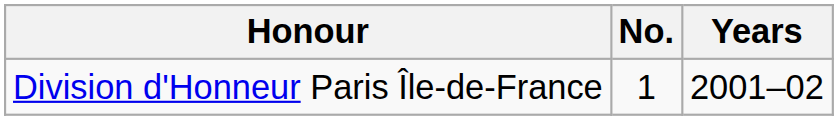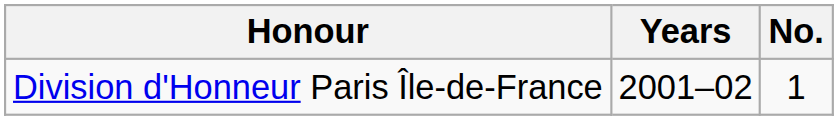columns swapped: (646, 31) <-> (757, 31)
